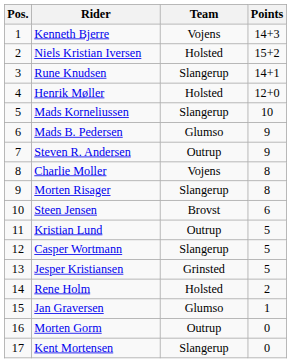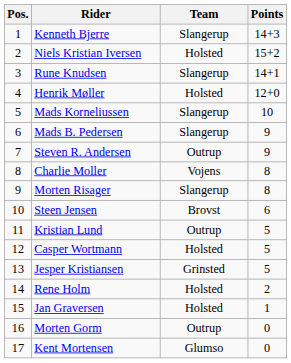(204, 33) Vojens -> (204, 33) Slangerup
(204, 131) Glumso -> (204, 131) Slangerup
(204, 249) Slangerup -> (204, 249) Holsted
(204, 308) Glumso -> (204, 308) Holsted
(204, 347) Slangerup -> (204, 347) Glumso
